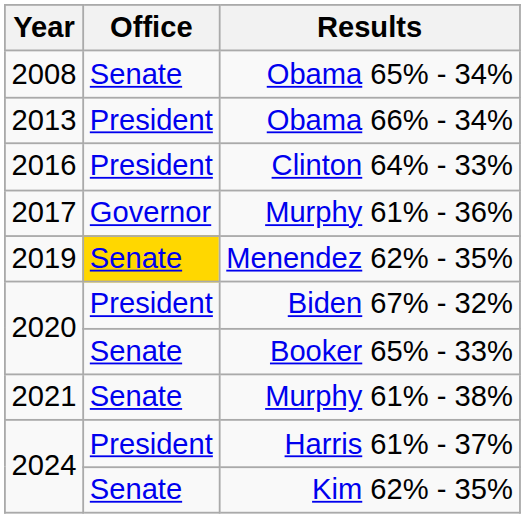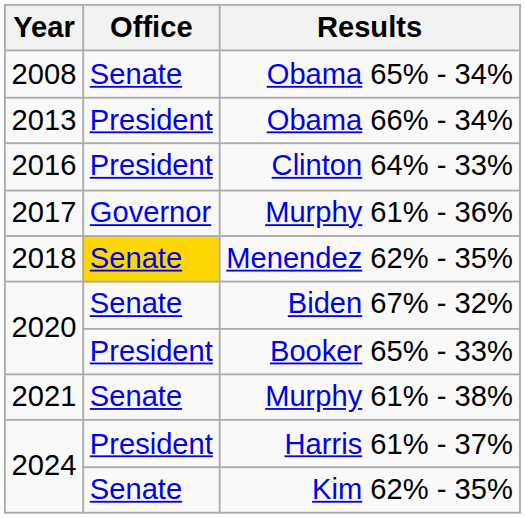(44, 258) 2019 -> (44, 258) 2018
(151, 304) President -> (136, 304) Senate
(136, 350) Senate -> (151, 350) President
